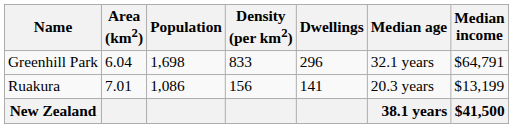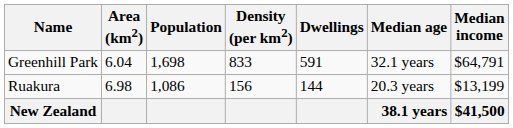(311, 62) 296 -> (311, 62) 591
(119, 86) 7.01 -> (119, 86) 6.98
(311, 86) 141 -> (311, 86) 144
